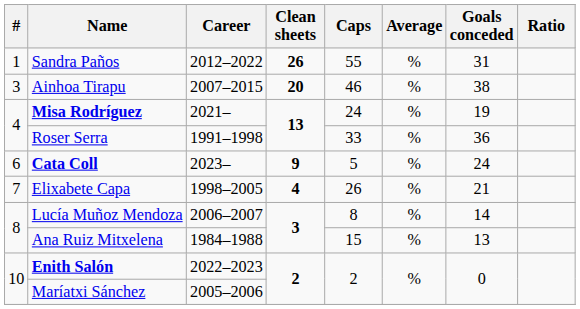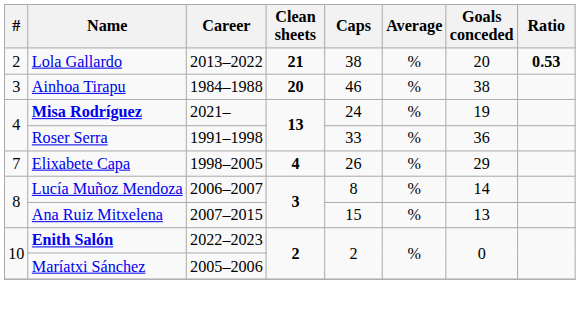- row: (76, 61)
+ row: (77, 61)
(226, 86) 2007–2015 -> (226, 86) 1984–1988
- row: (65, 163)
(482, 189) 21 -> (482, 163) 29
(226, 240) 1984–1988 -> (226, 214) 2007–2015
